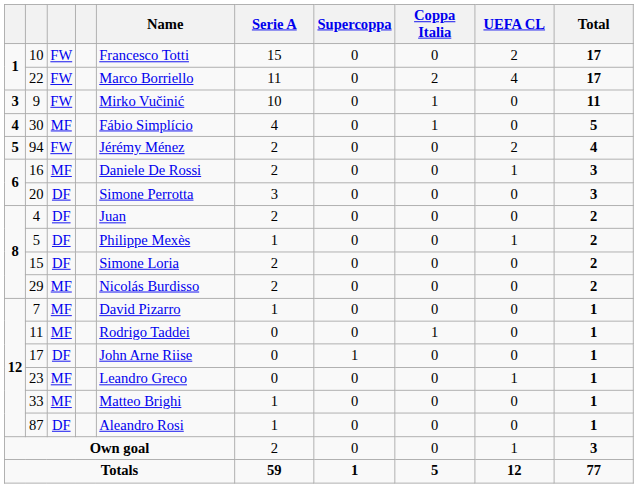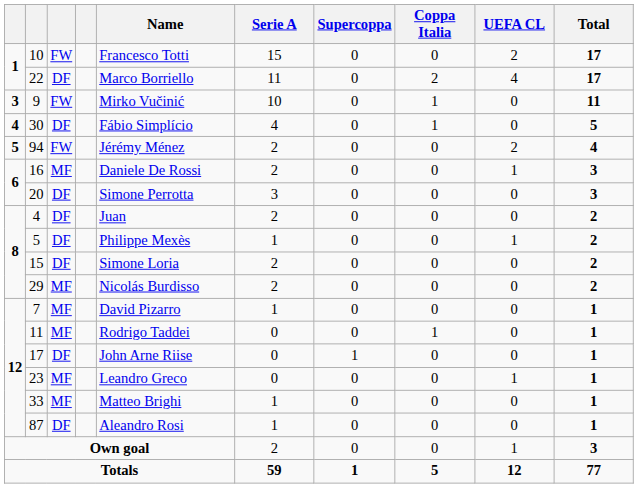(61, 78) FW -> (61, 78) DF
(61, 124) MF -> (61, 124) DF
